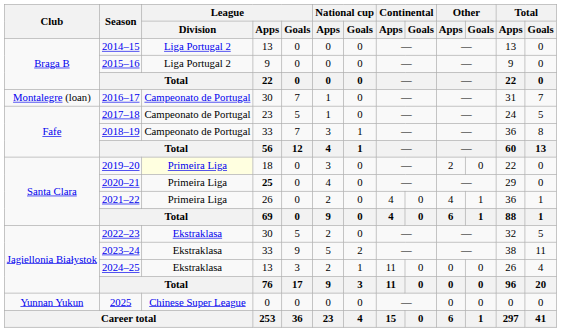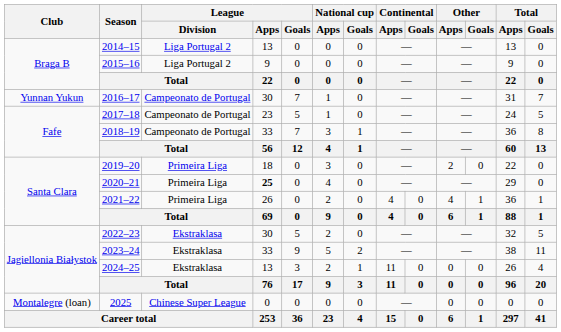(52, 98) Montalegre (loan) -> (52, 98) Yunnan Yukun
(197, 166) lightyellow background -> (197, 166) no background
(52, 302) Yunnan Yukun -> (52, 302) Montalegre (loan)
